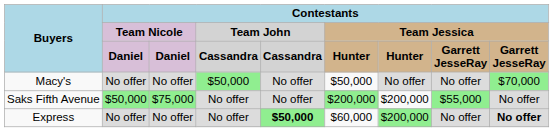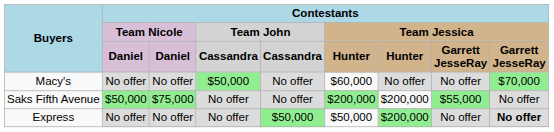(351, 81) $50,000 -> (351, 81) $60,000
(293, 117) bold -> (293, 117) normal
(351, 117) $60,000 -> (351, 117) $50,000
